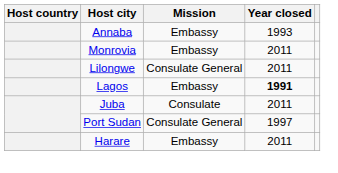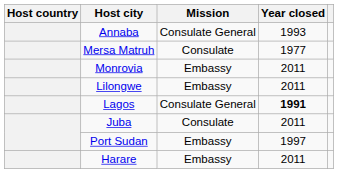(194, 31) Embassy -> (208, 31) Consulate General
+ row: (119, 50)
(194, 68) Consulate General -> (208, 86) Embassy
(194, 86) Embassy -> (208, 104) Consulate General
(194, 123) Consulate General -> (208, 141) Embassy
